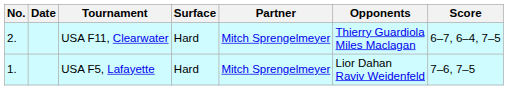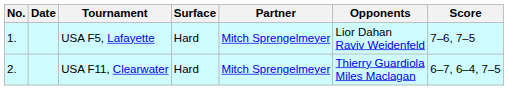rows swapped: (108, 69) <-> (115, 38)
